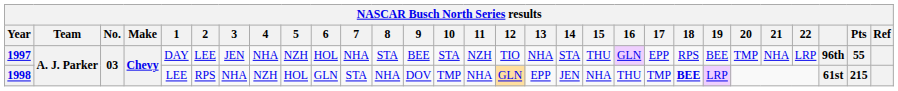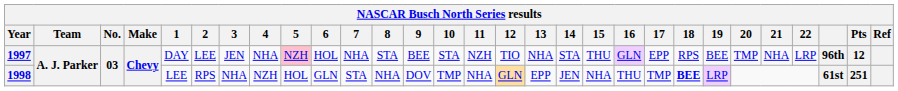(296, 55) no background -> (296, 55) pink background
(859, 55) 55 -> (859, 55) 12
(859, 75) 215 -> (859, 75) 251
